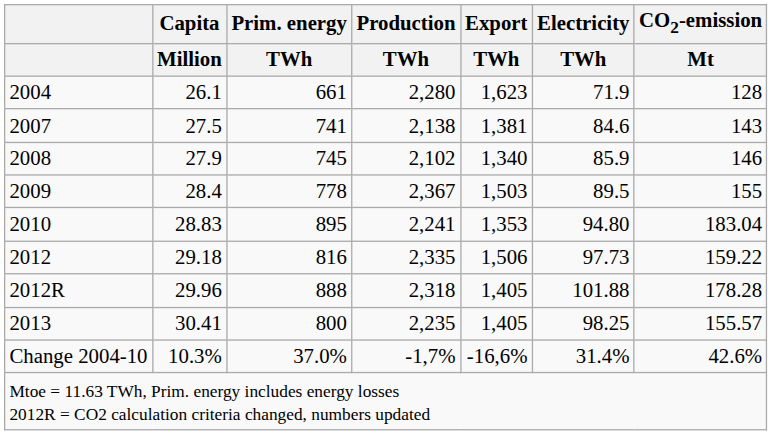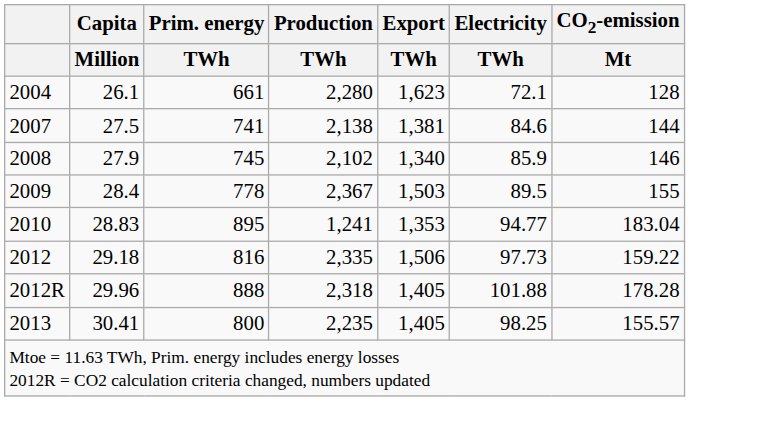(611, 92) 71.9 -> (529, 92) 72.1
(747, 125) 143 -> (664, 125) 144
(432, 224) 2,241 -> (350, 224) 1,241
(606, 224) 94.80 -> (523, 224) 94.77
- row: (78, 356)
